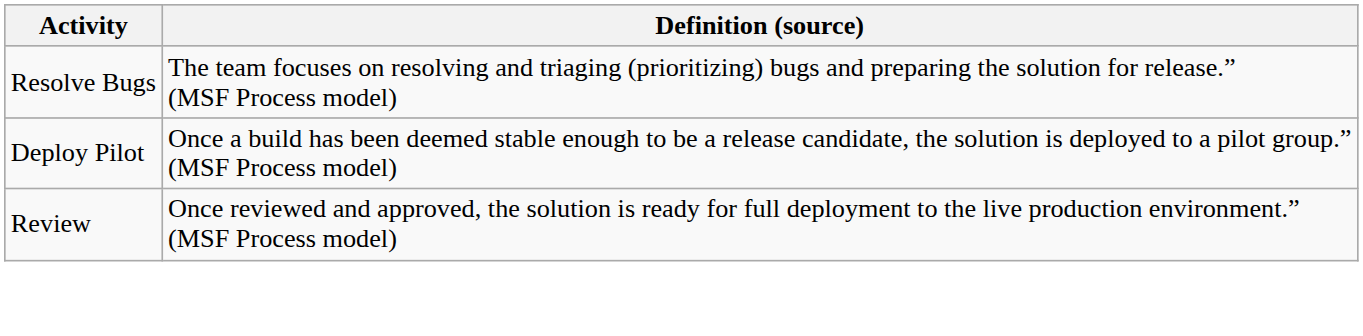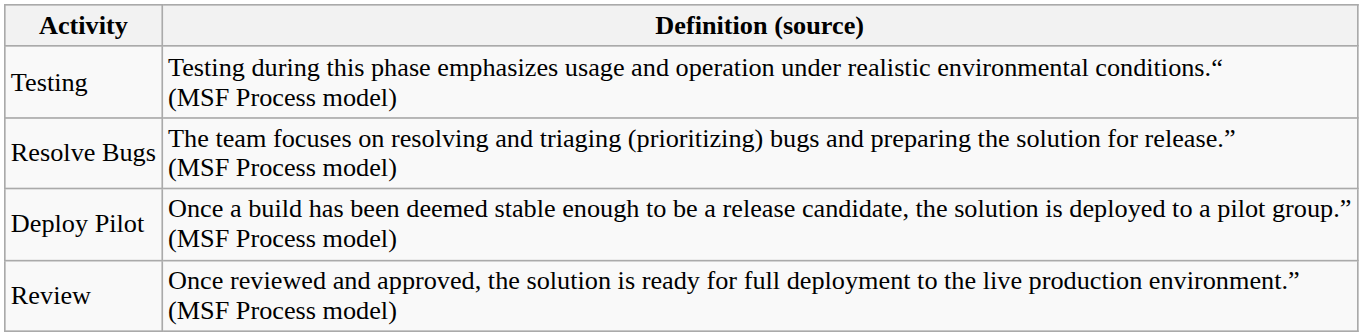+ row: (49, 81)
